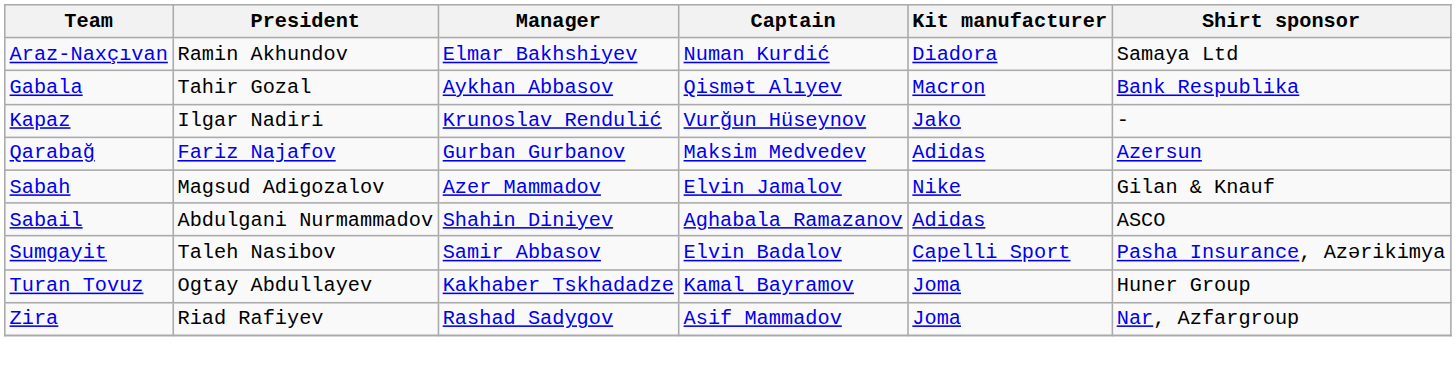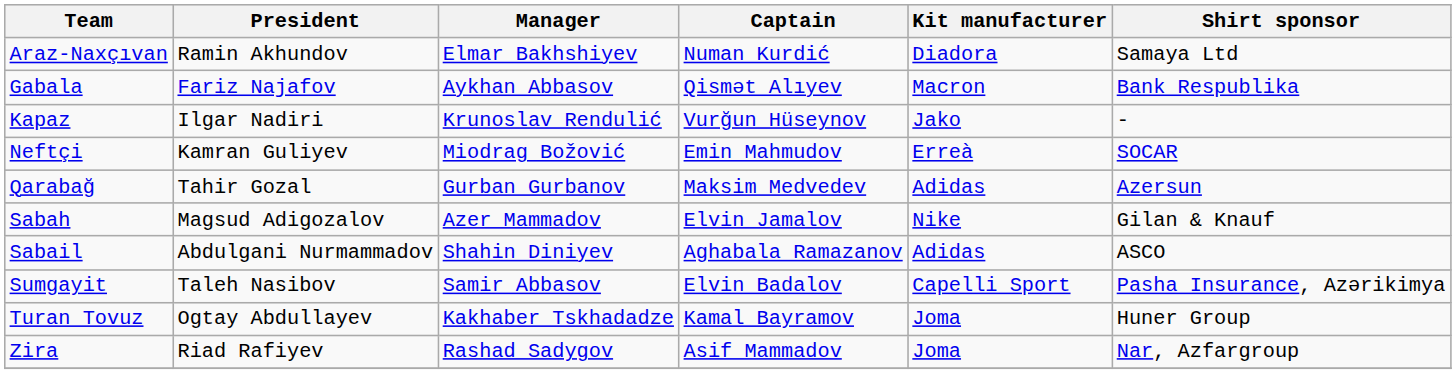(244, 87) Tahir Gozal -> (257, 87) Fariz Najafov
+ row: (46, 154)
(257, 154) Fariz Najafov -> (244, 187) Tahir Gozal
